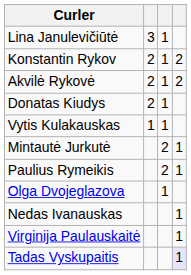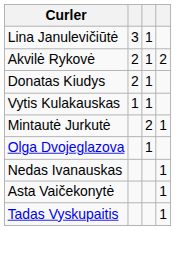- row: (62, 59)
- row: (61, 170)
- row: (74, 236)
+ row: (61, 192)
(179, 258) lavender background -> (163, 214) no background
